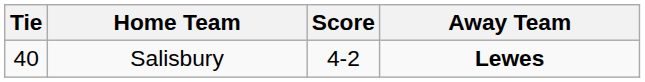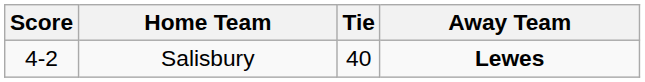columns swapped: (26, 22) <-> (343, 22)
